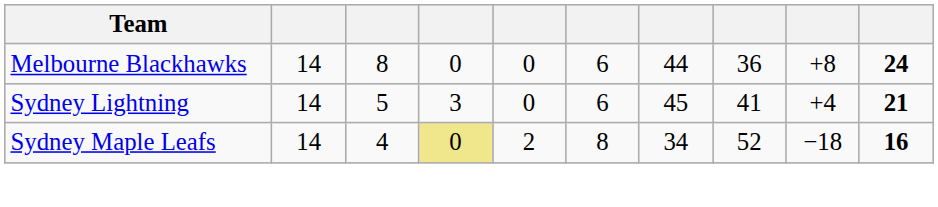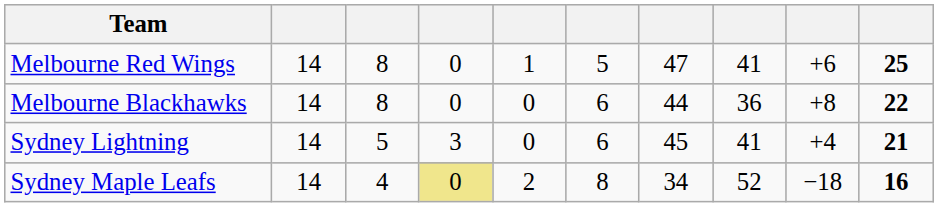+ row: (123, 63)
(896, 63) 24 -> (896, 102) 22
